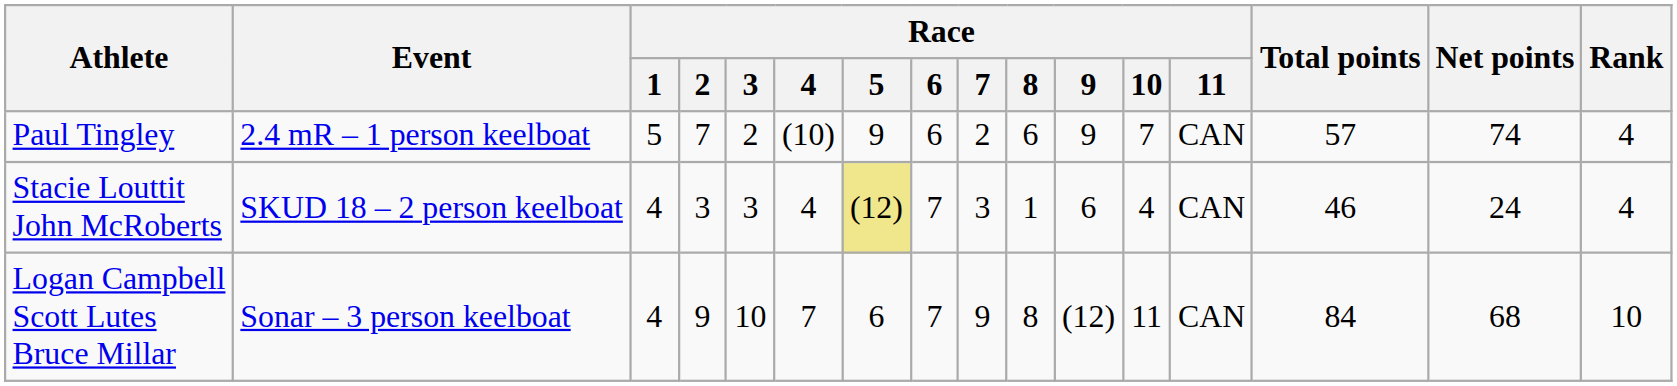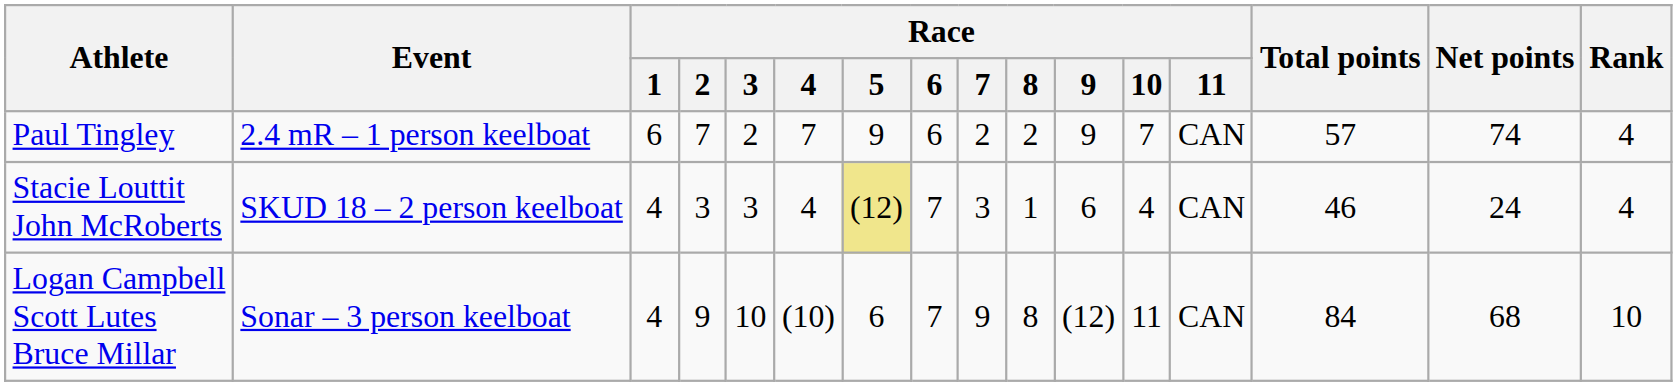(654, 136) 5 -> (654, 136) 6
(808, 136) (10) -> (808, 136) 7
(1030, 136) 6 -> (1030, 136) 2
(808, 316) 7 -> (808, 316) (10)
